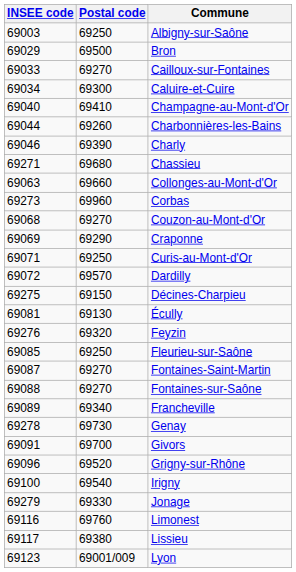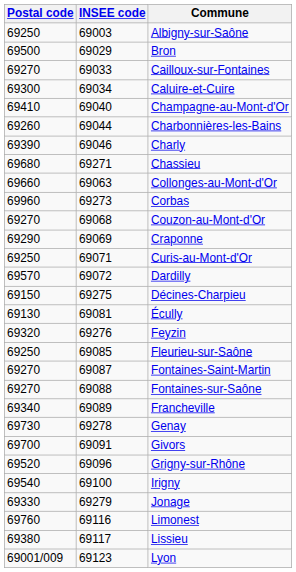columns swapped: (40, 13) <-> (112, 13)
